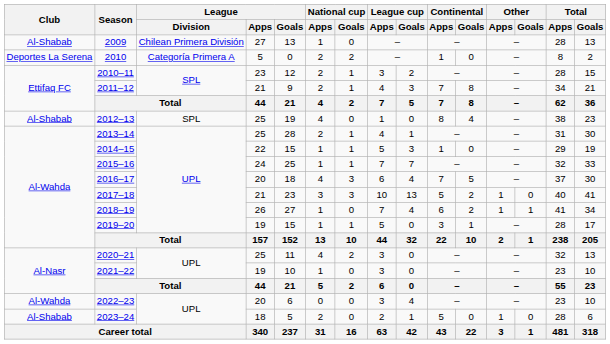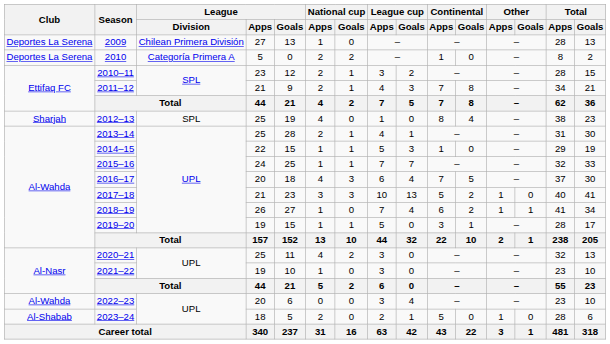(49, 42) Al-Shabab -> (49, 42) Deportes La Serena
(49, 118) Al-Shabab -> (49, 118) Sharjah
